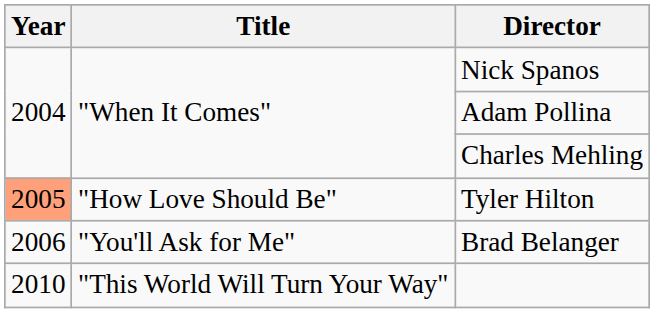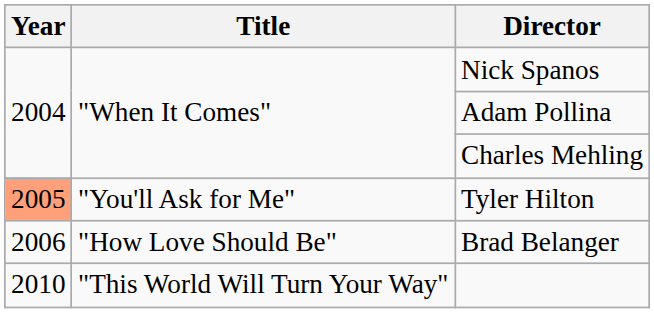(207, 198) "How Love Should Be" -> (187, 198) "You'll Ask for Me"
(187, 241) "You'll Ask for Me" -> (207, 241) "How Love Should Be"
